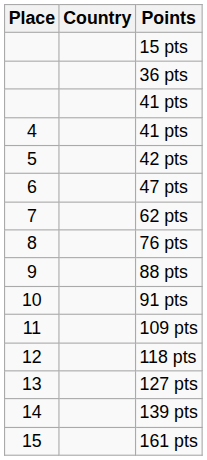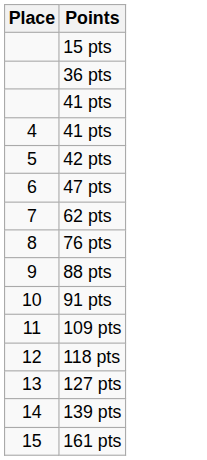- column: (97, 18)
